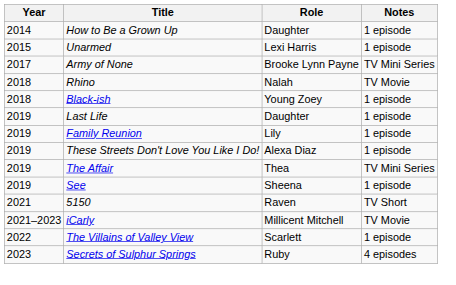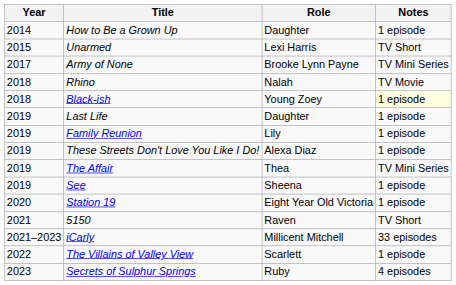(388, 47) 1 episode -> (399, 47) TV Short
(388, 99) no background -> (402, 99) lightyellow background
+ row: (91, 202)
(387, 220) TV Movie -> (407, 237) 33 episodes
